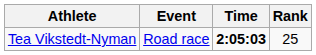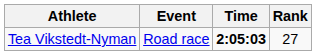(290, 39) 25 -> (290, 39) 27
